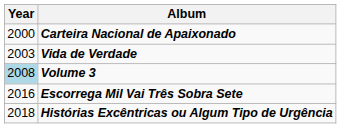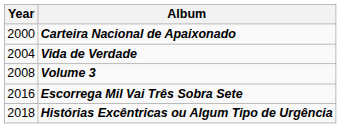(21, 53) 2003 -> (21, 53) 2004
(21, 73) lightblue background -> (21, 73) no background
